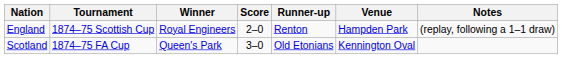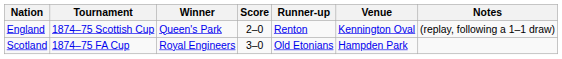(197, 29) Royal Engineers -> (190, 29) Queen's Park
(373, 29) Hampden Park -> (377, 29) Kennington Oval
(190, 45) Queen's Park -> (197, 45) Royal Engineers
(377, 45) Kennington Oval -> (373, 45) Hampden Park
